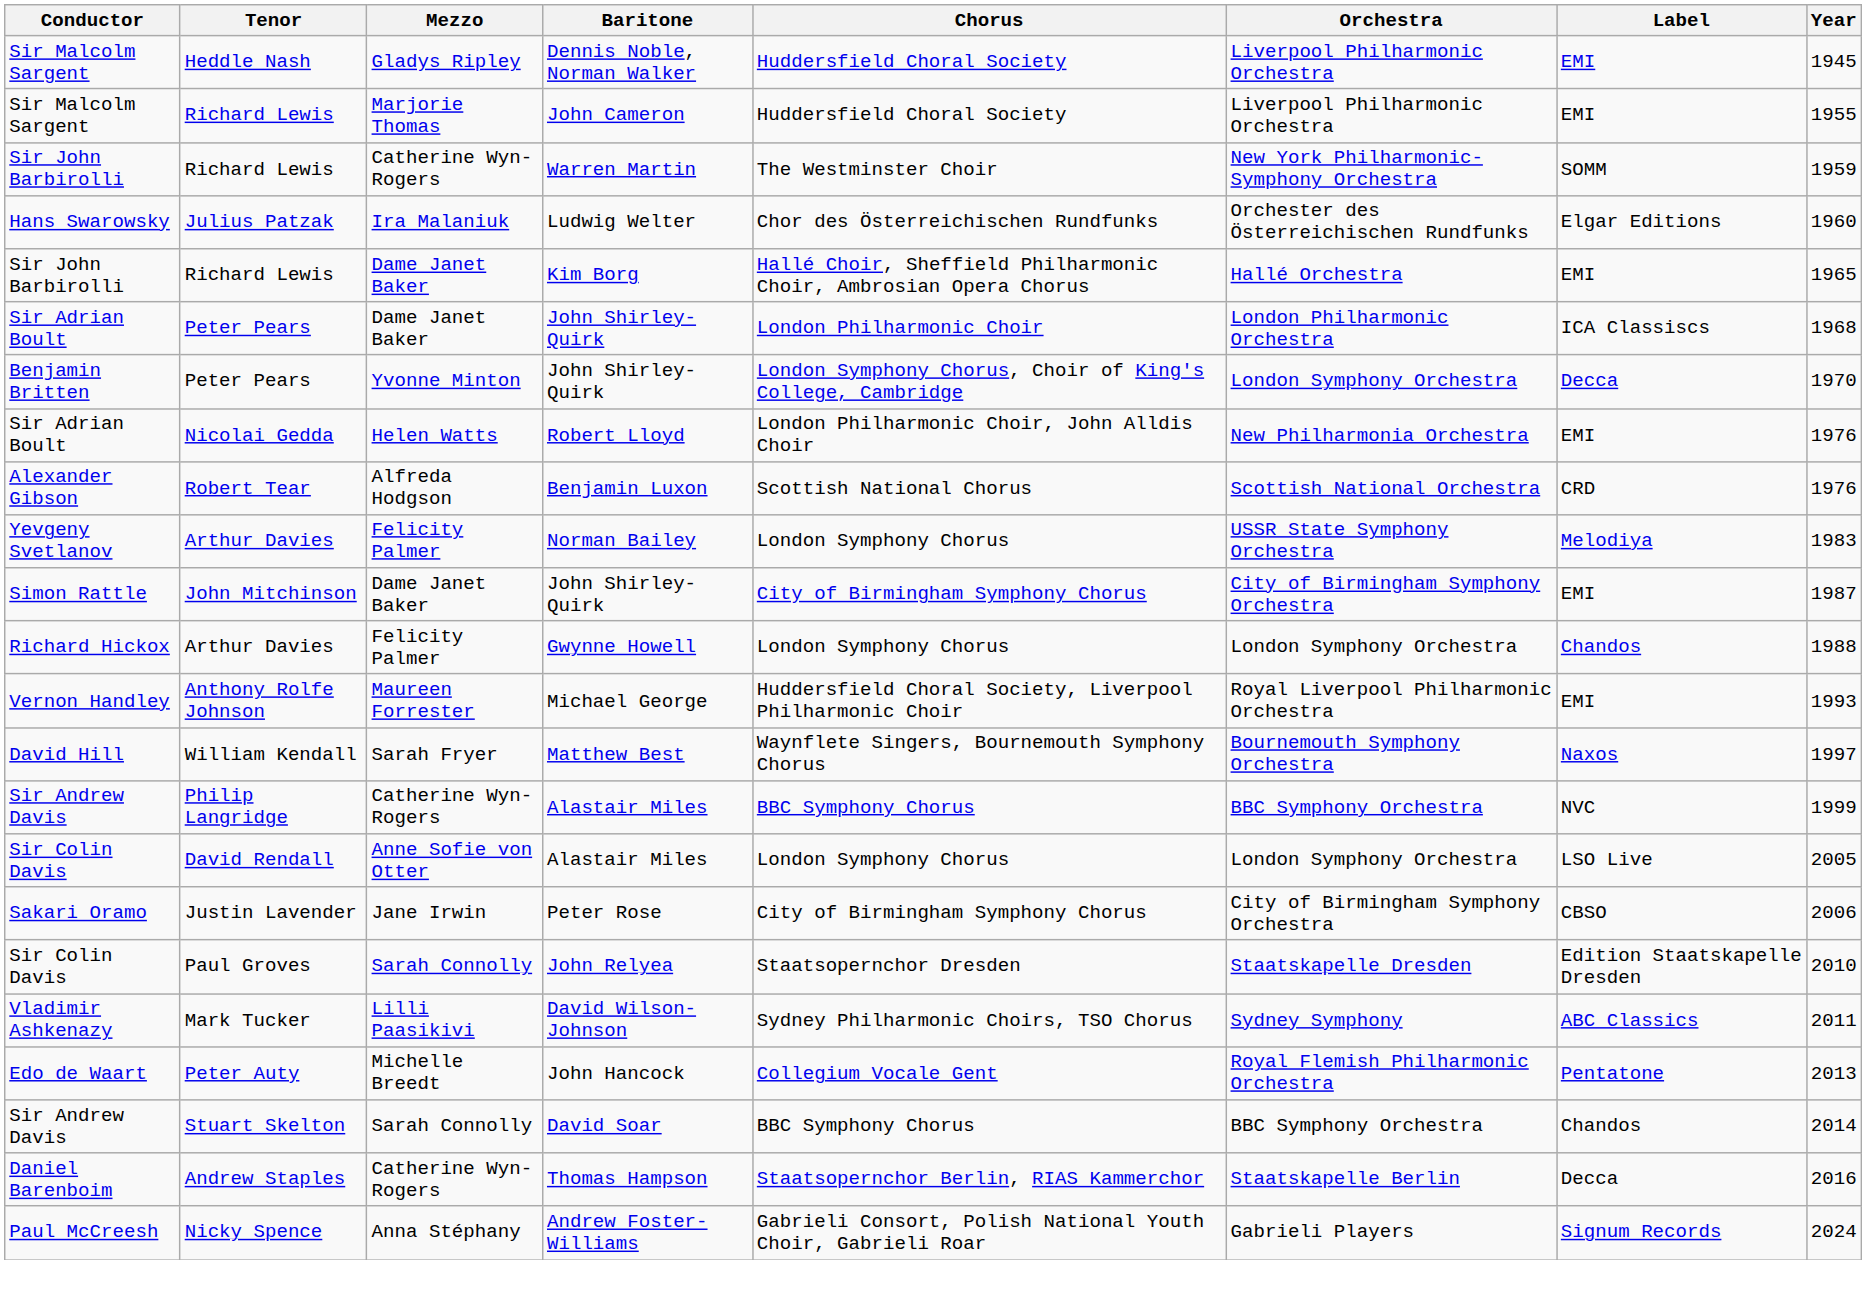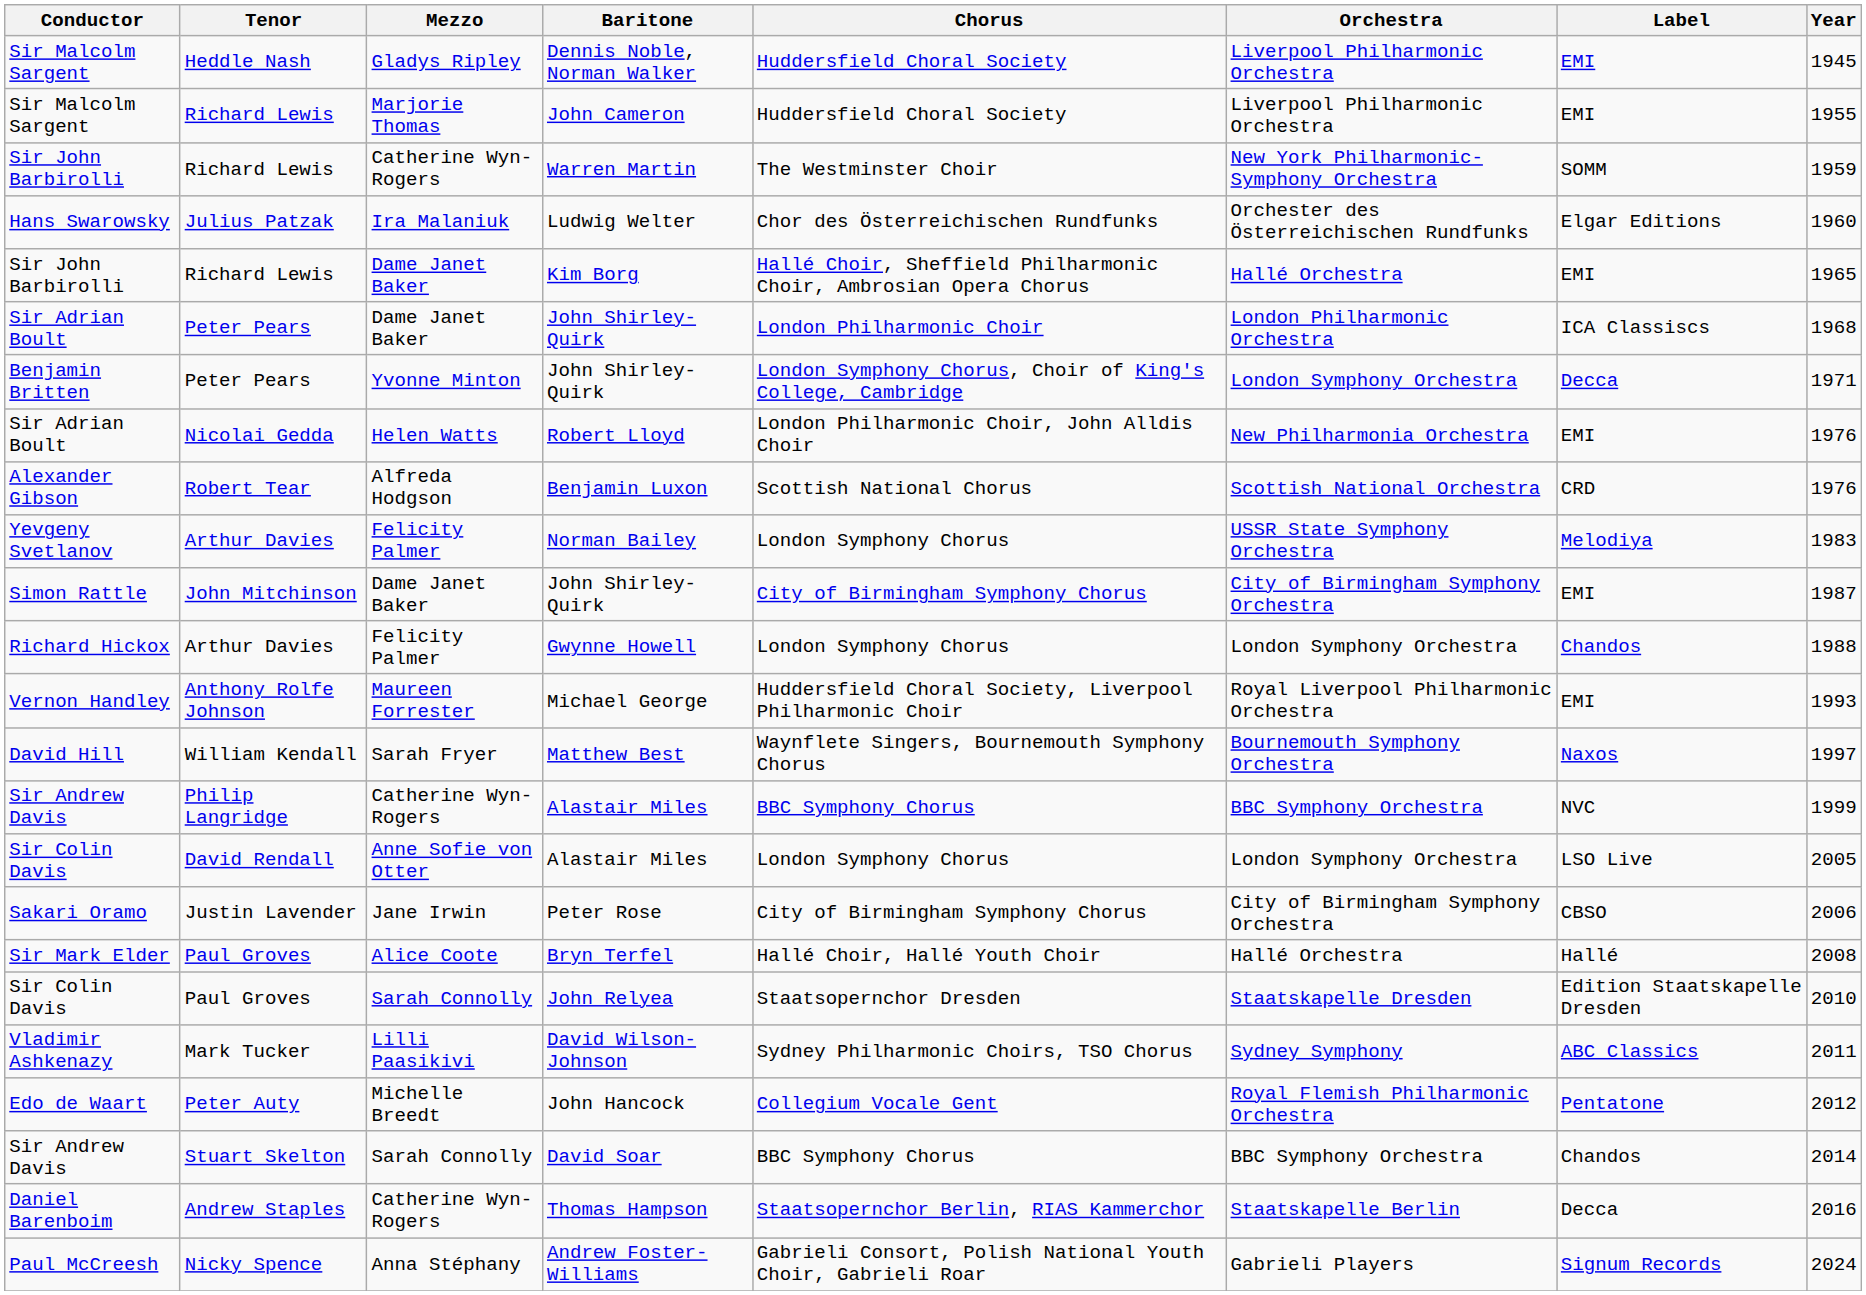(1834, 382) 1970 -> (1834, 382) 1971
+ row: (90, 956)
(1834, 1073) 2013 -> (1834, 1104) 2012
